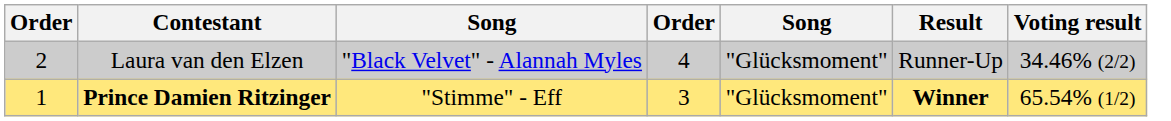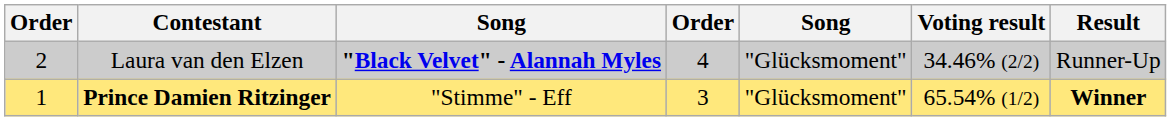columns swapped: (951, 23) <-> (1078, 23)
(492, 60) normal -> (501, 60) bold
